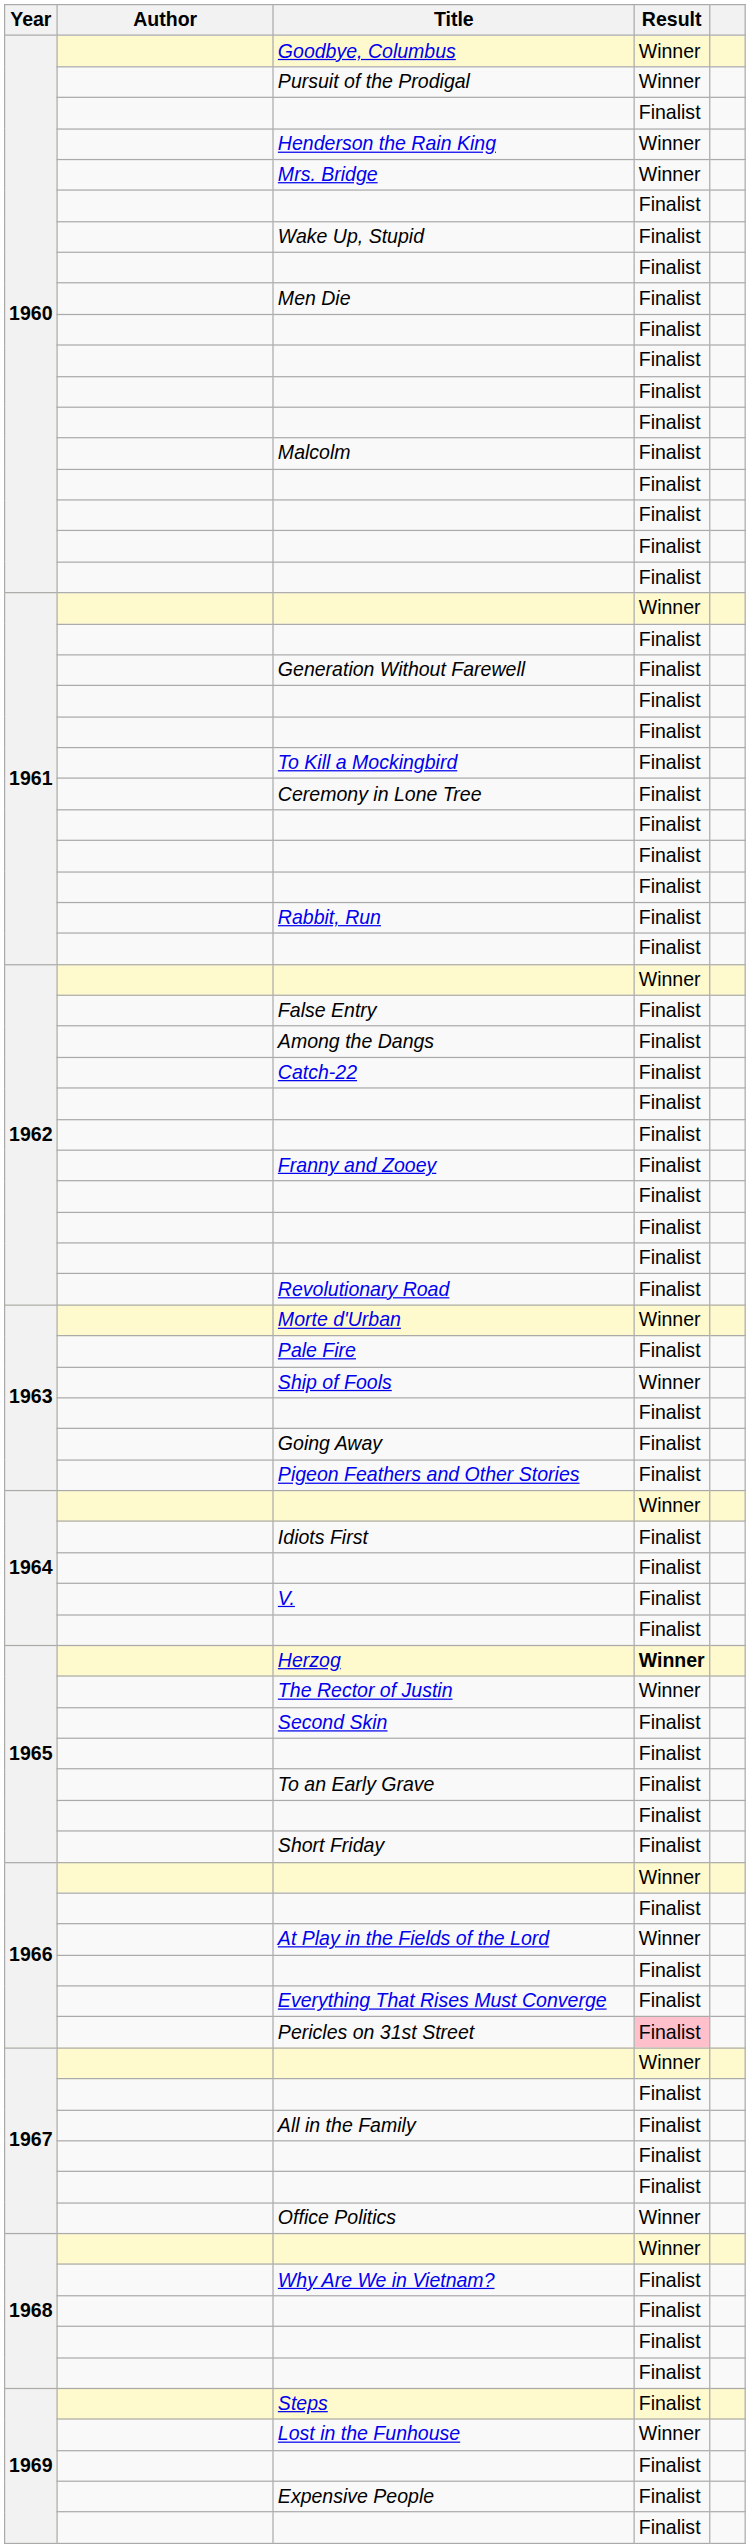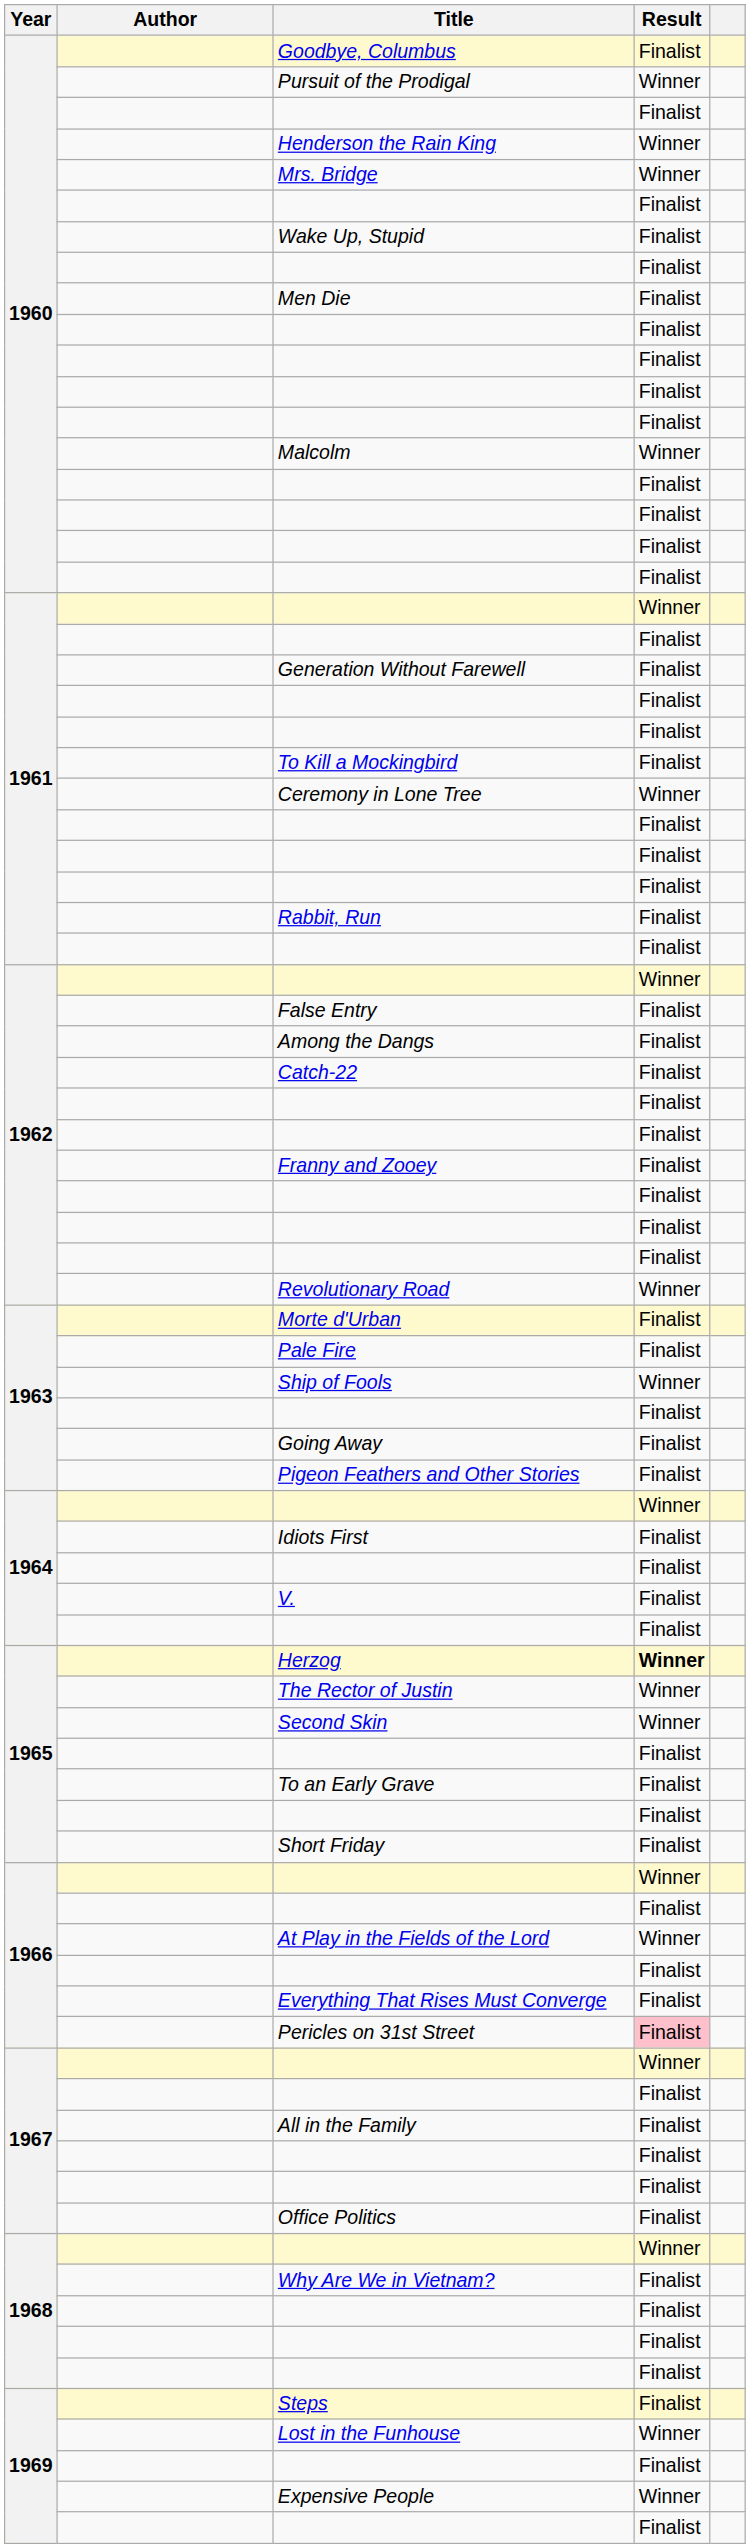(670, 50) Winner -> (670, 50) Finalist
(670, 453) Finalist -> (670, 453) Winner
(670, 793) Finalist -> (670, 793) Winner
(670, 1289) Finalist -> (670, 1289) Winner
(670, 1320) Winner -> (670, 1320) Finalist
(670, 1722) Finalist -> (670, 1722) Winner
(670, 2217) Winner -> (670, 2217) Finalist
(670, 2496) Finalist -> (670, 2496) Winner
